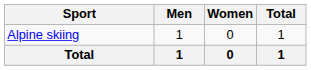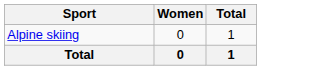- column: (179, 14)
